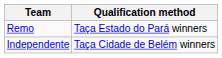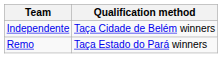rows swapped: (38, 45) <-> (20, 28)
